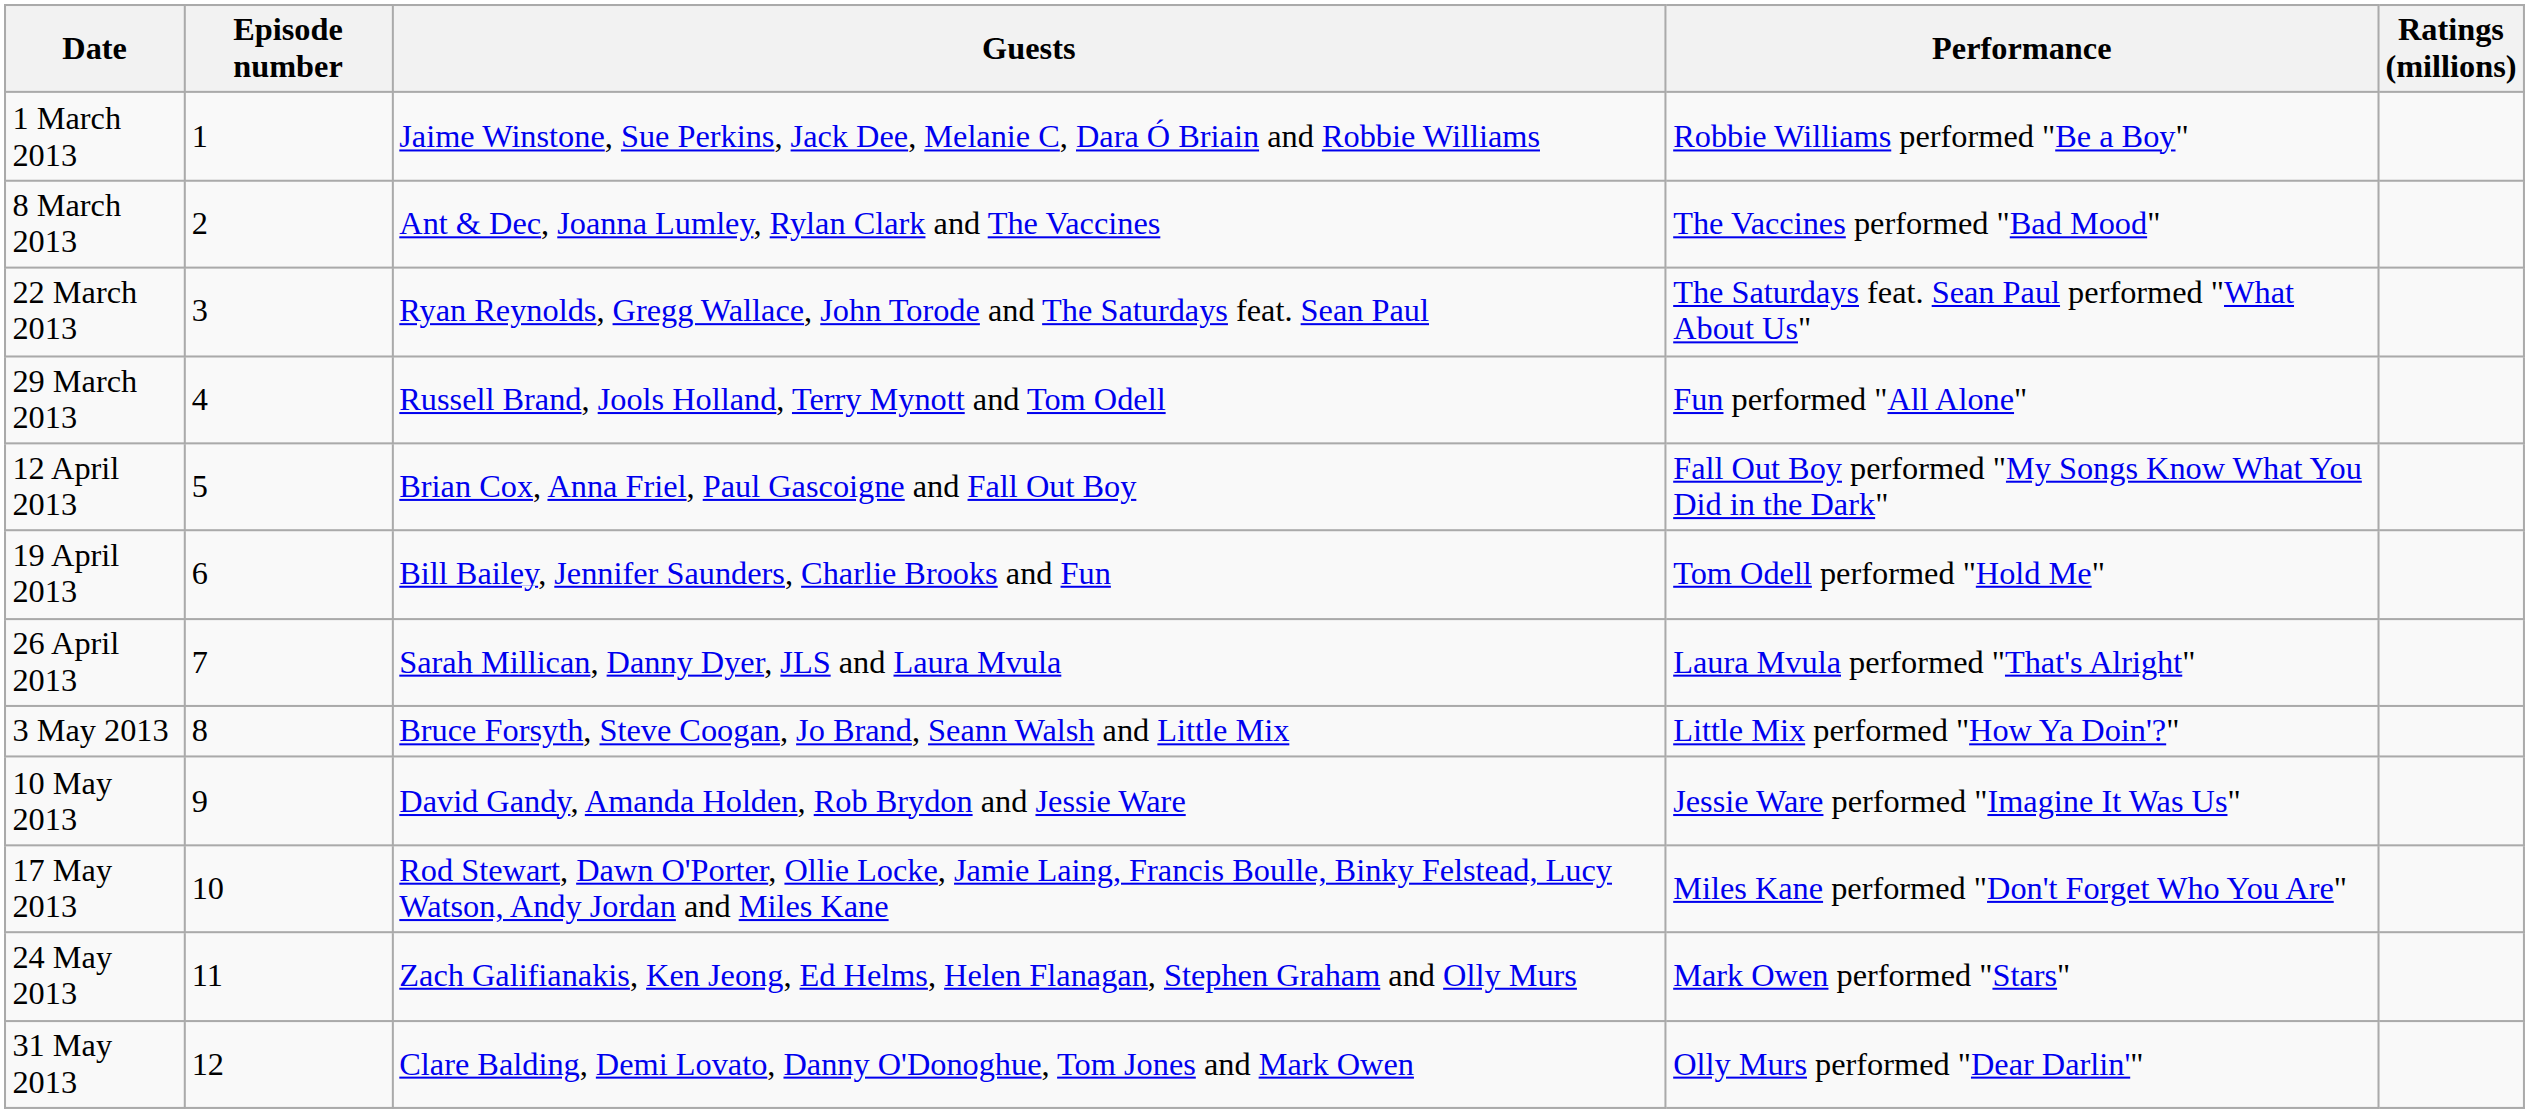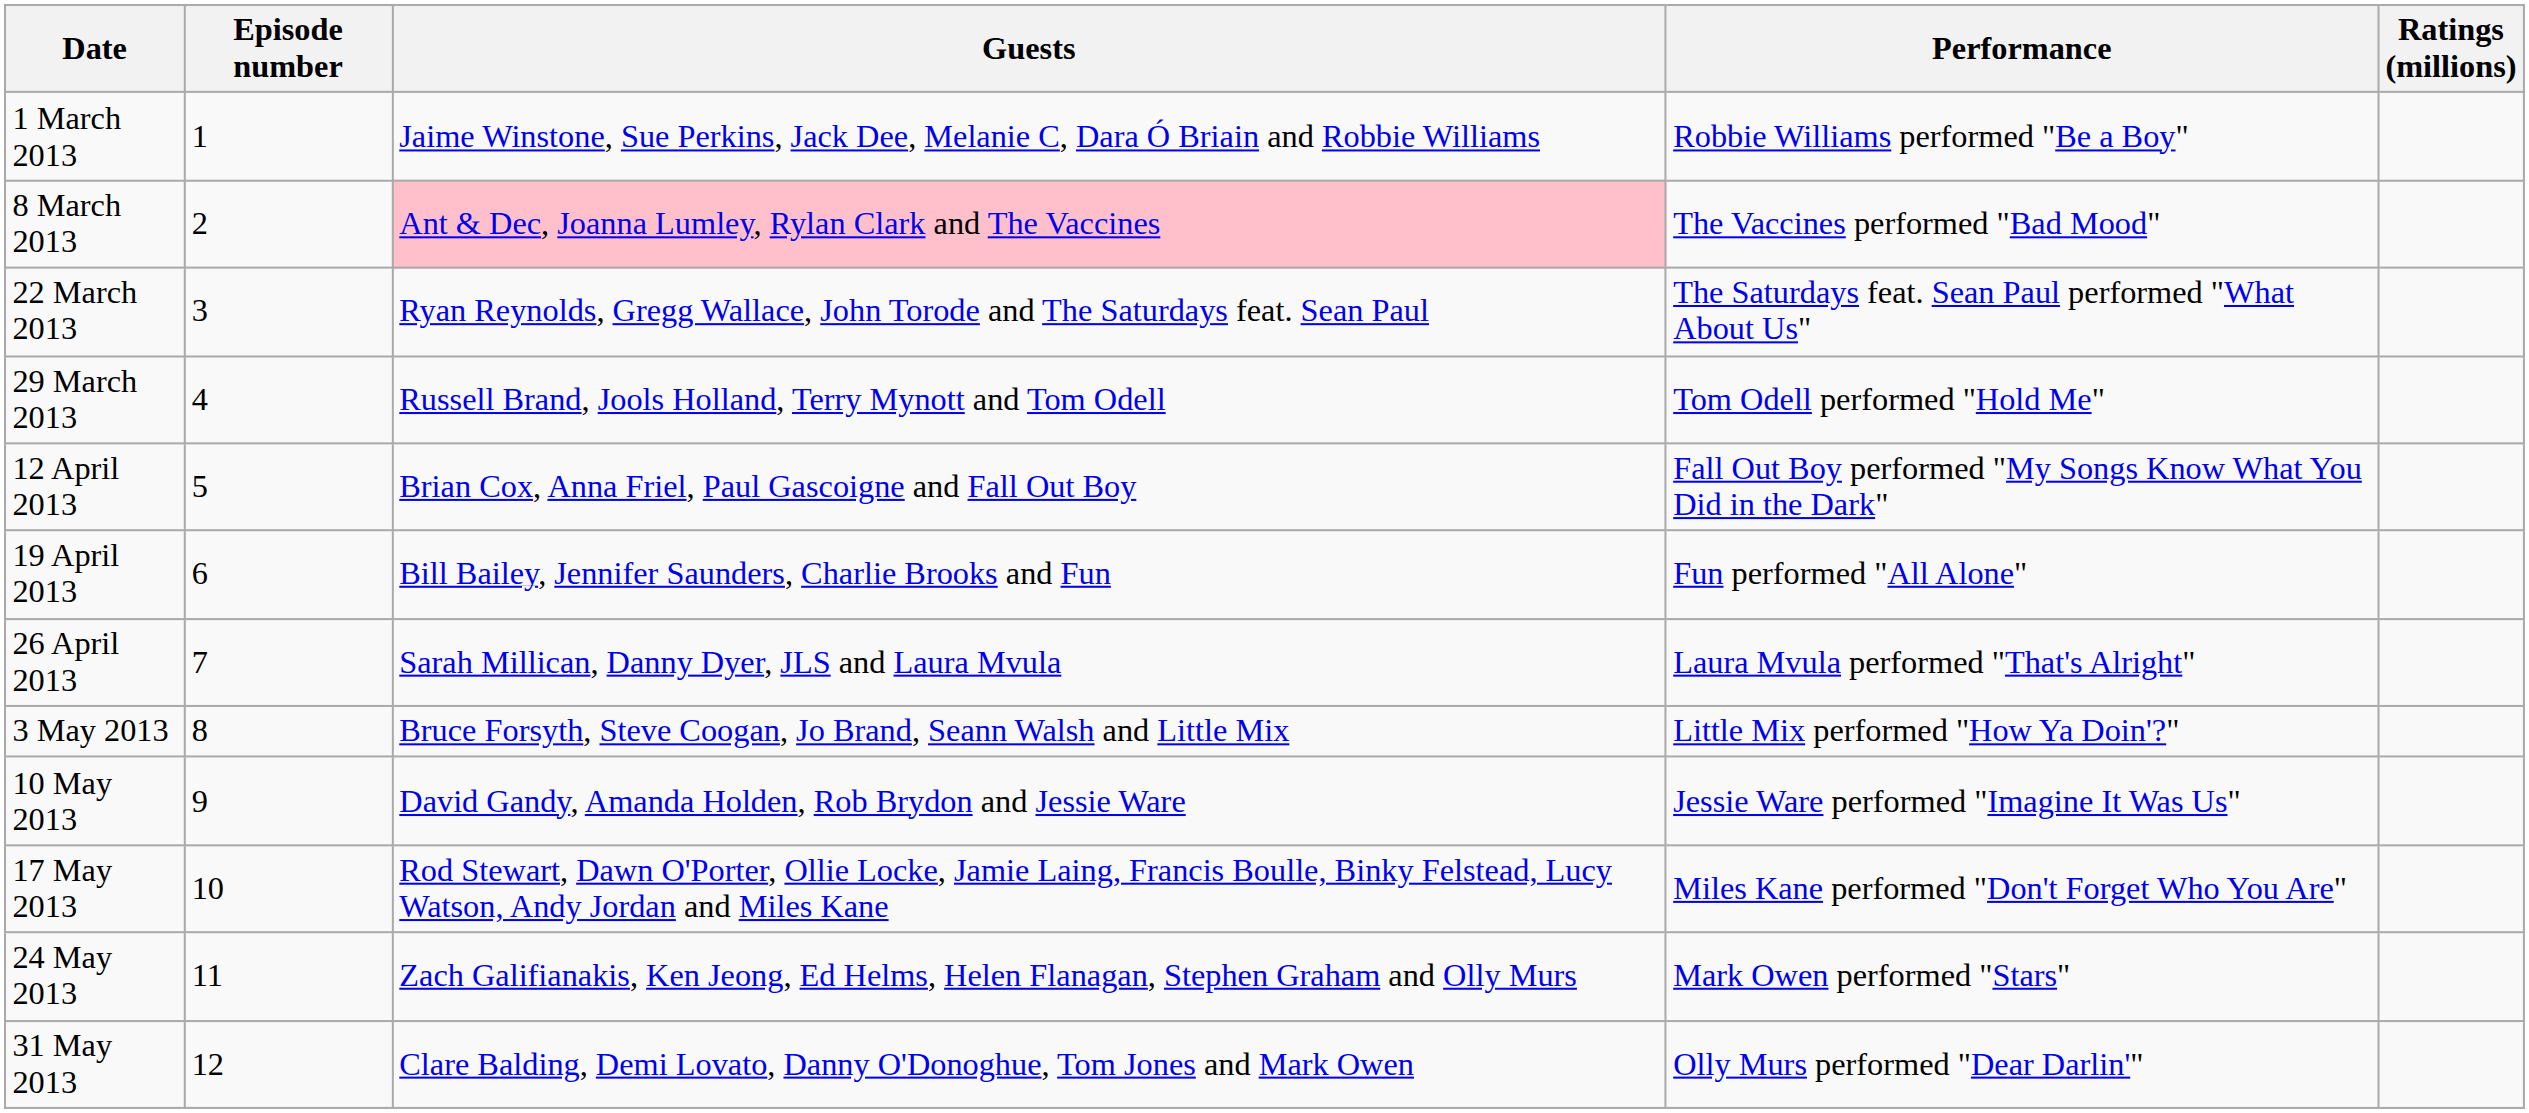(780, 223) no background -> (780, 223) pink background
(1850, 398) Fun performed "All Alone" -> (1889, 398) Tom Odell performed "Hold Me"
(1889, 574) Tom Odell performed "Hold Me" -> (1850, 574) Fun performed "All Alone"
